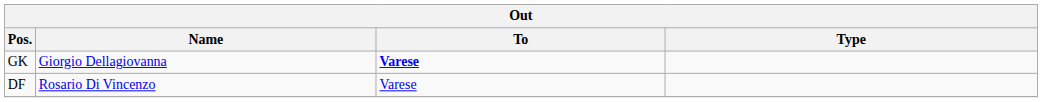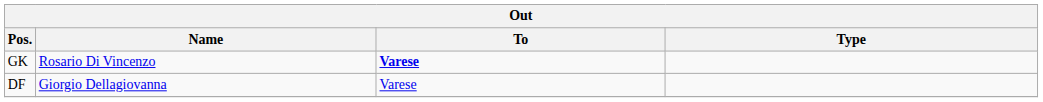(103, 62) Giorgio Dellagiovanna -> (97, 62) Rosario Di Vincenzo
(97, 85) Rosario Di Vincenzo -> (103, 85) Giorgio Dellagiovanna
